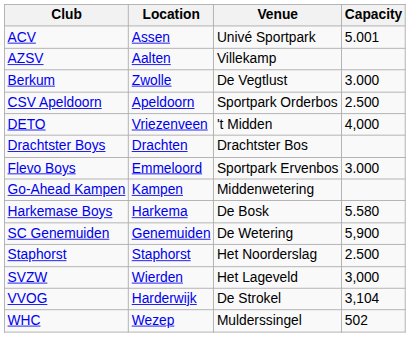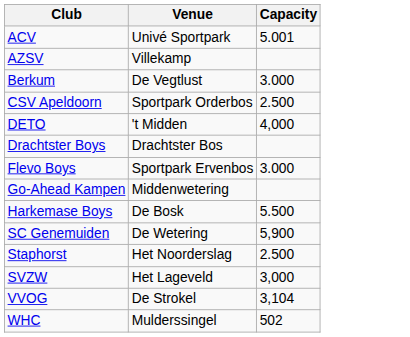- column: (171, 15)
(362, 211) 5.580 -> (277, 211) 5.500
